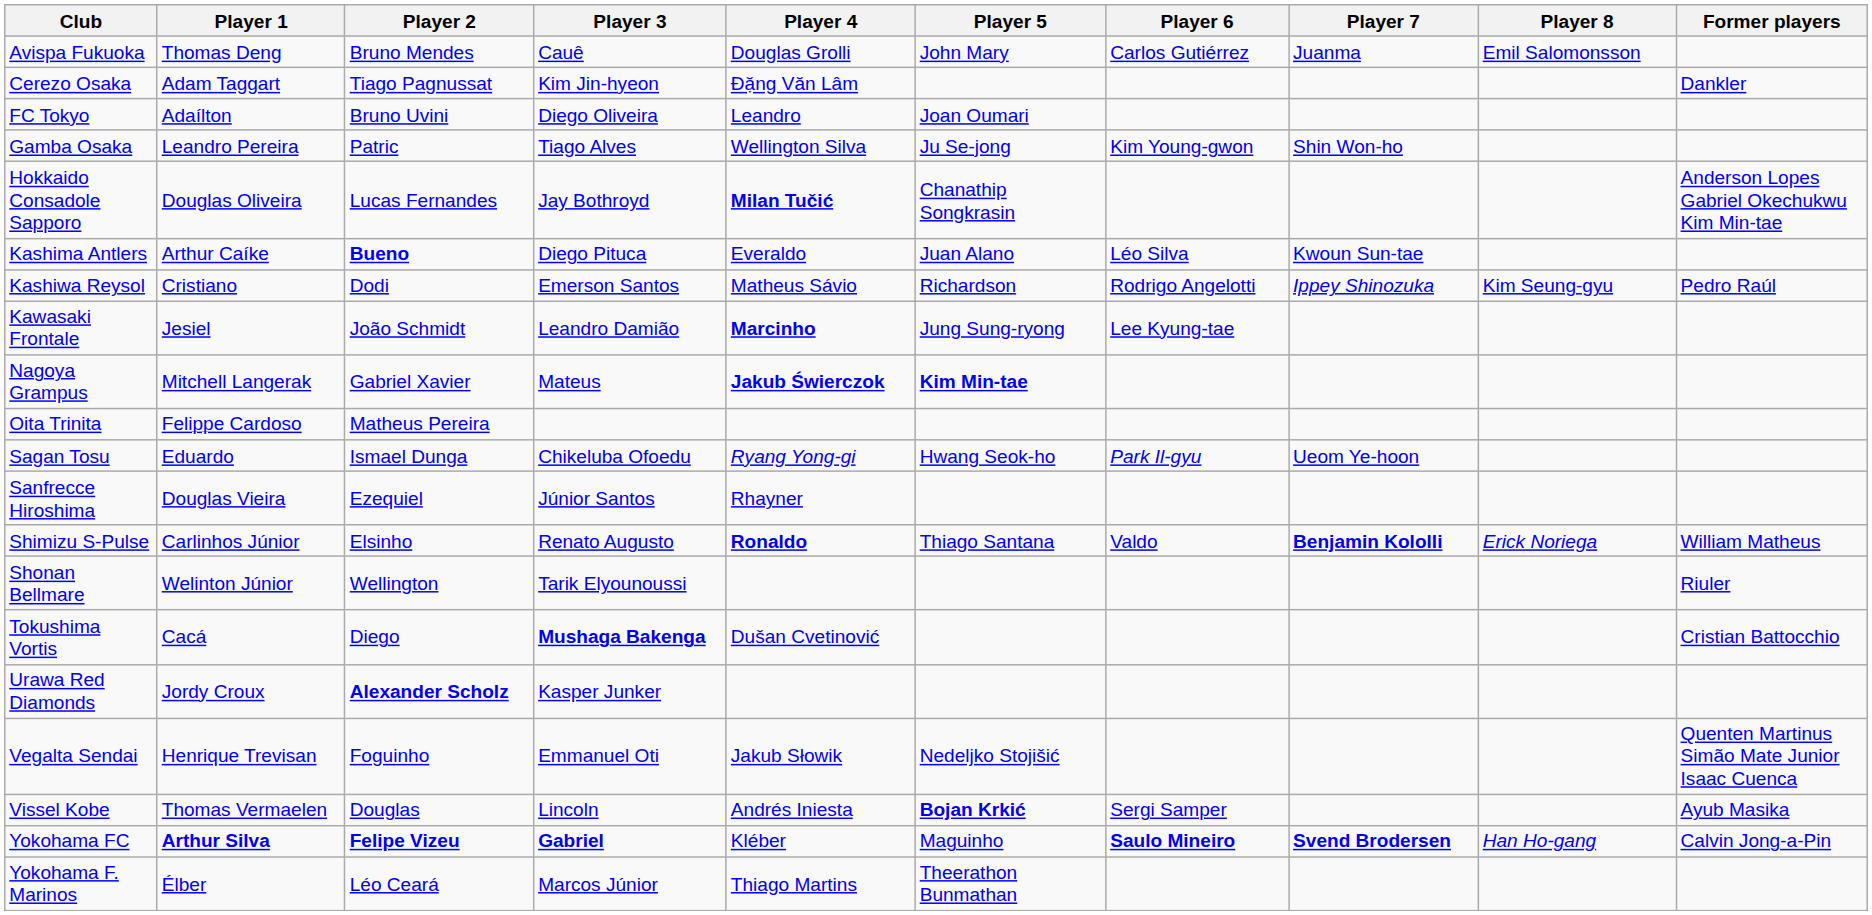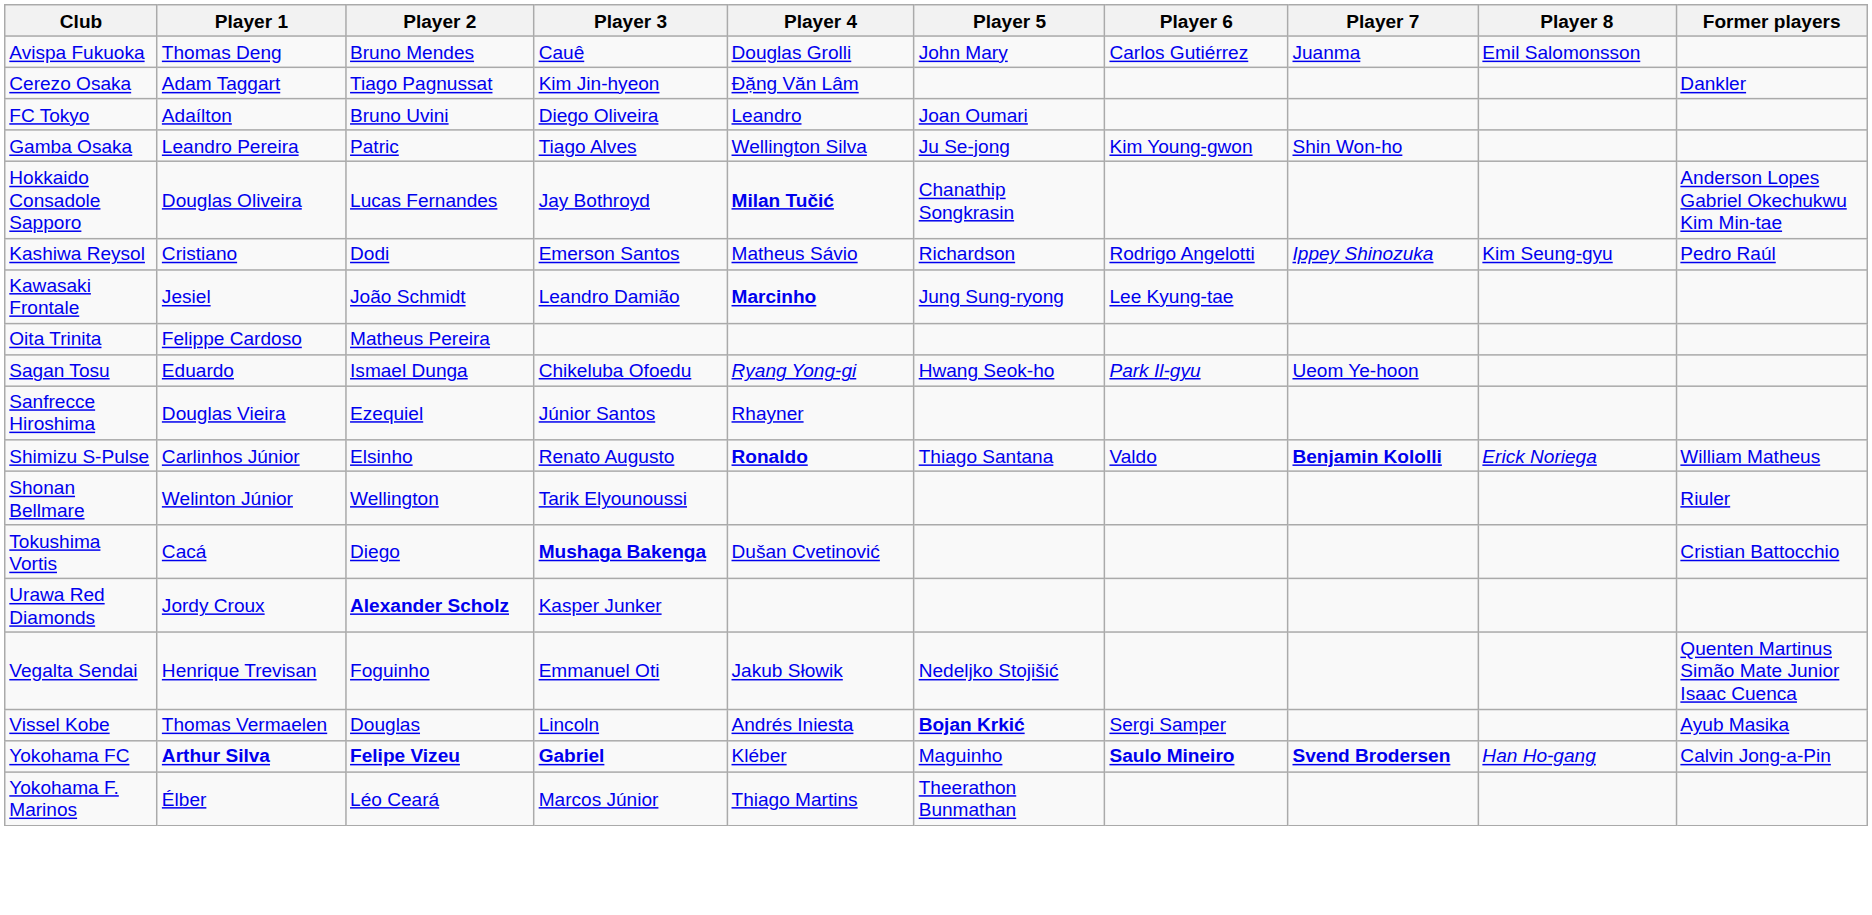- row: (78, 254)
- row: (48, 381)
